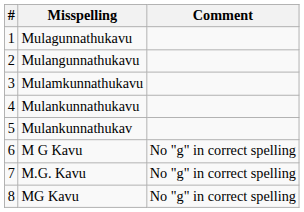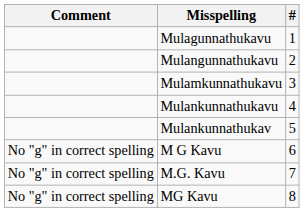columns swapped: (11, 15) <-> (223, 15)
